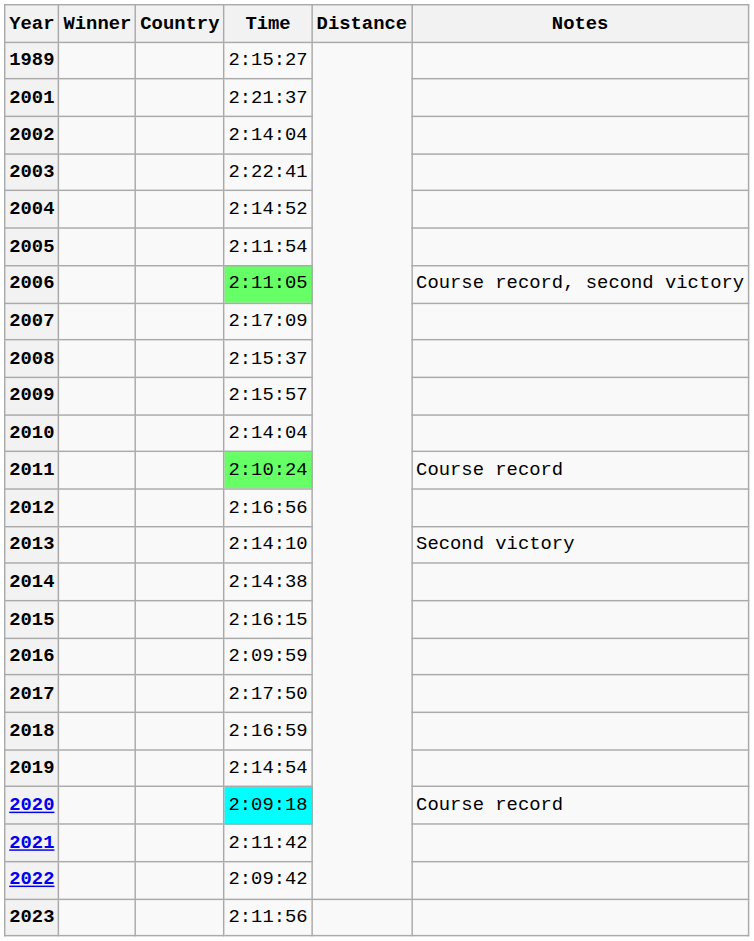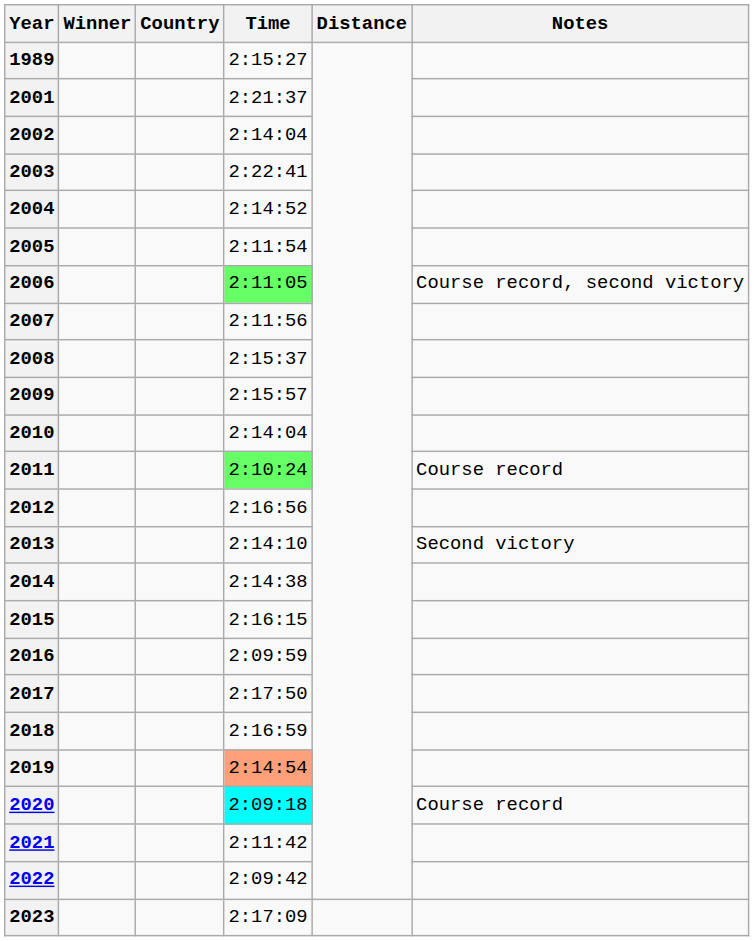(268, 321) 2:17:09 -> (268, 321) 2:11:56
(268, 768) no background -> (268, 768) lightsalmon background
(268, 917) 2:11:56 -> (268, 917) 2:17:09
